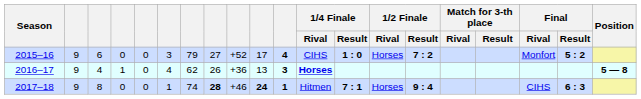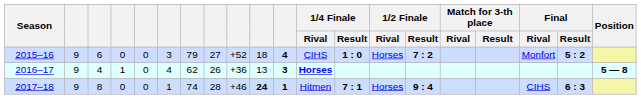(262, 54) 17 -> (262, 54) 18
(215, 86) bold -> (215, 86) normal
